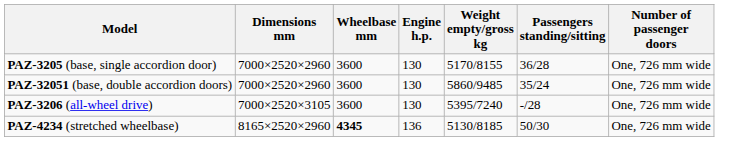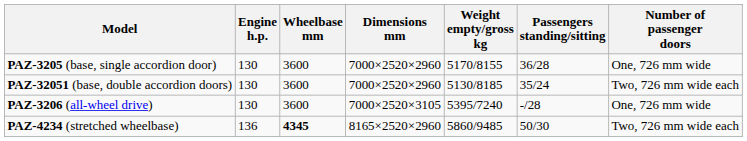columns swapped: (422, 29) <-> (284, 29)
(475, 85) 5860/9485 -> (475, 85) 5130/8185
(661, 85) One, 726 mm wide -> (675, 85) Two, 726 mm wide each
(475, 126) 5130/8185 -> (475, 126) 5860/9485
(661, 126) One, 726 mm wide -> (675, 126) Two, 726 mm wide each
